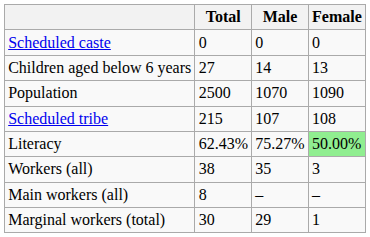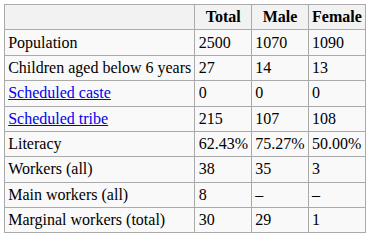rows swapped: (43, 93) <-> (60, 42)
(337, 144) lightgreen background -> (337, 144) no background
